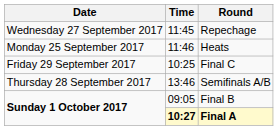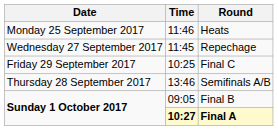rows swapped: (215, 47) <-> (228, 30)
